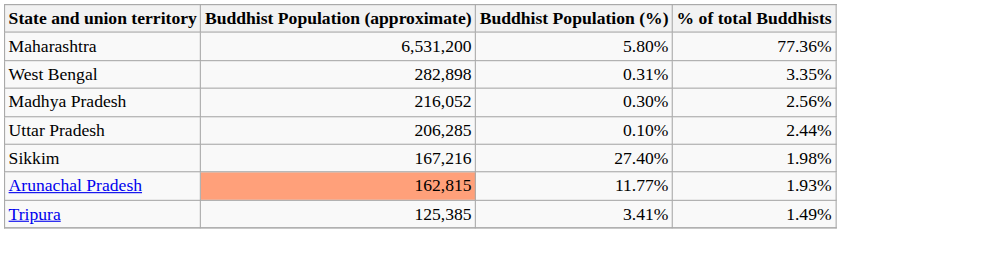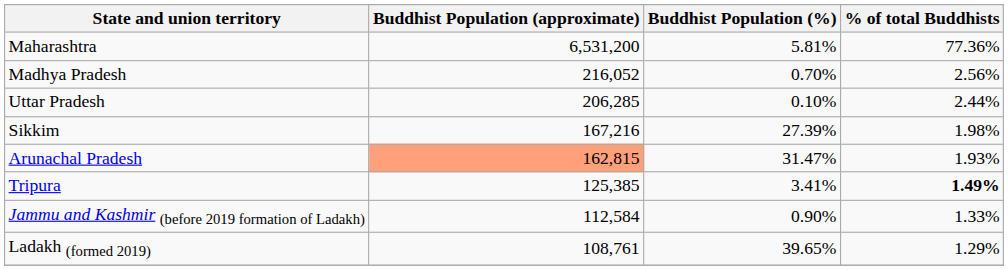(646, 46) 5.80% -> (814, 46) 5.81%
- row: (53, 74)
(646, 102) 0.30% -> (814, 74) 0.70%
(641, 158) 27.40% -> (809, 130) 27.39%
(642, 185) 11.77% -> (809, 158) 31.47%
(809, 213) normal -> (975, 185) bold
+ row: (187, 216)
+ row: (80, 248)
